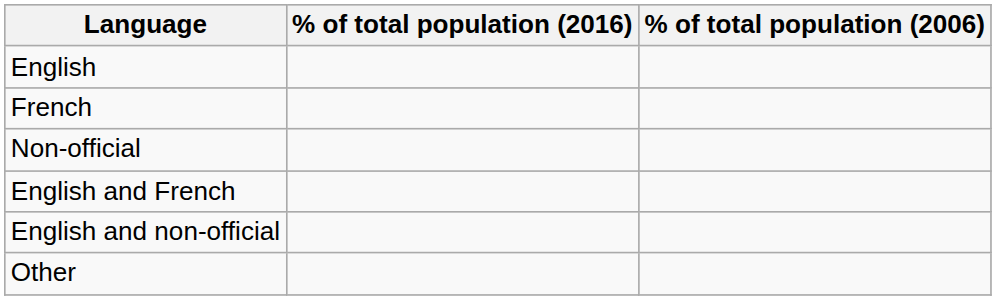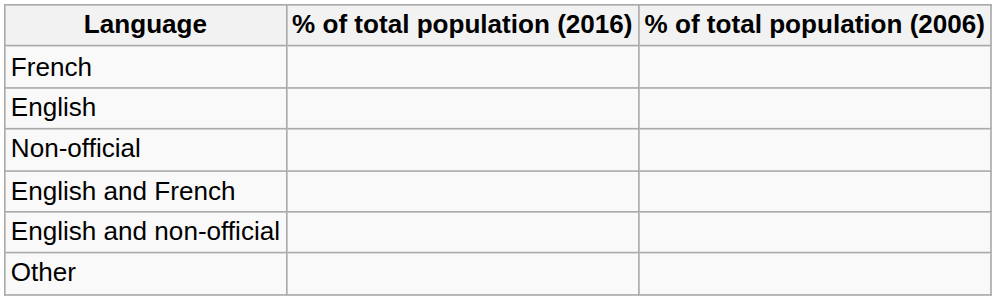rows swapped: (54, 66) <-> (51, 107)
